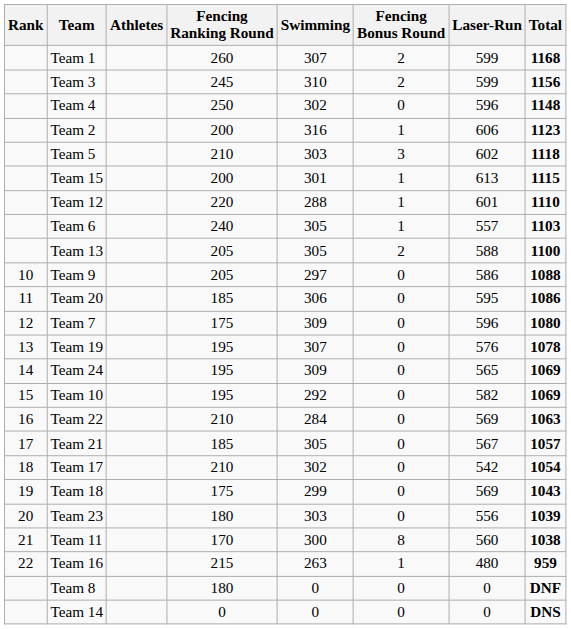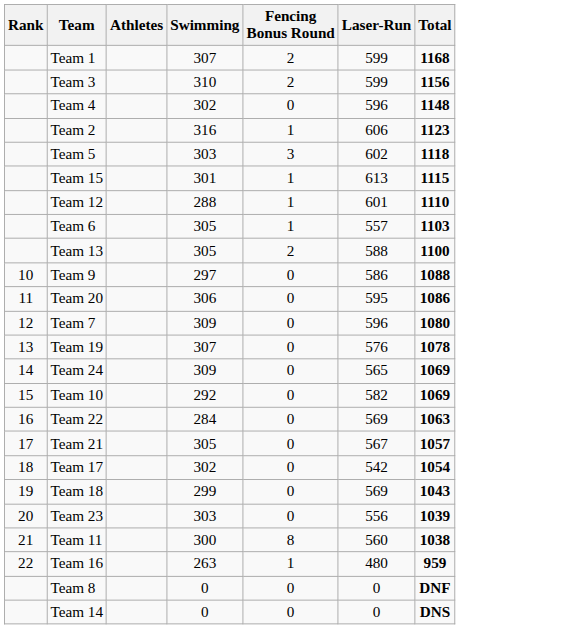- column: (222, 25)
